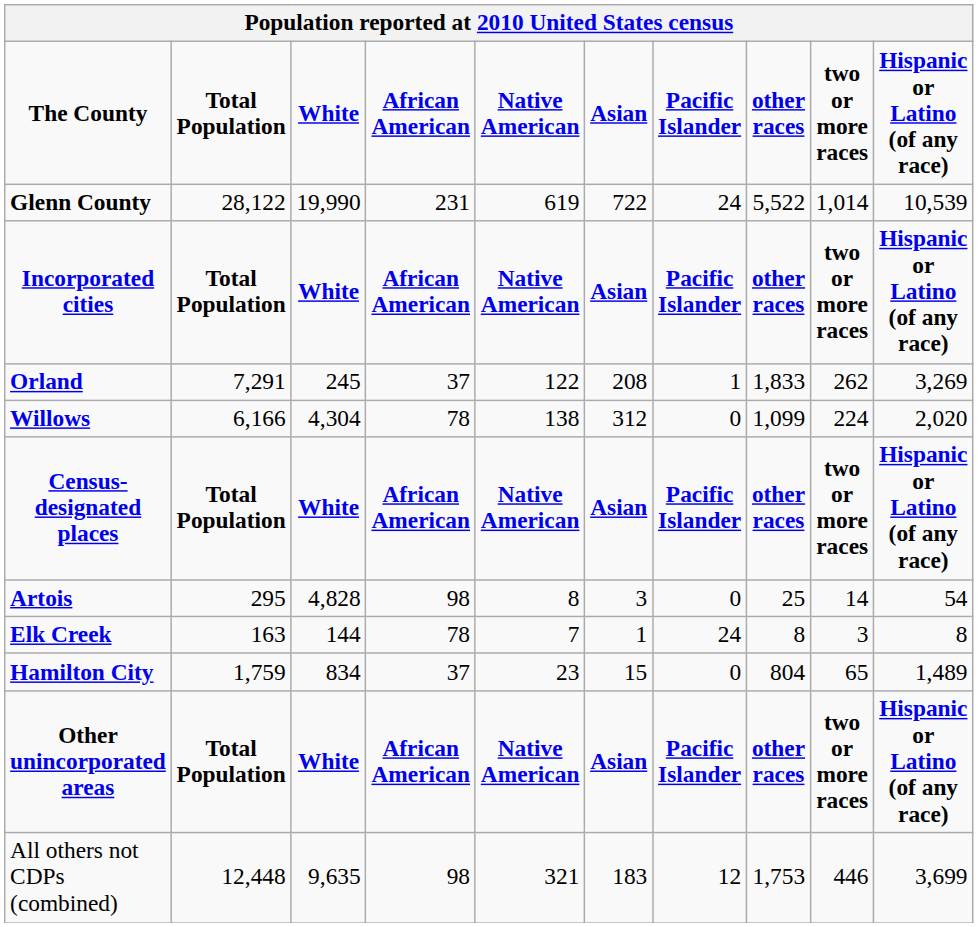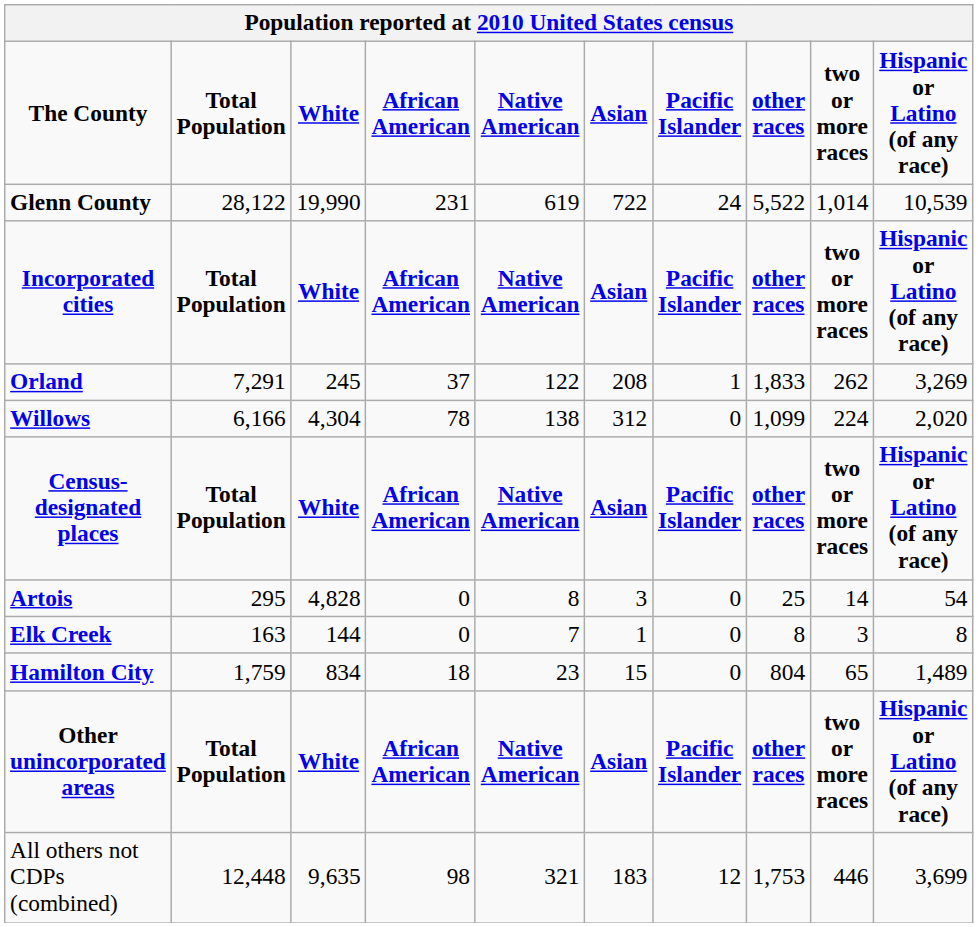(458, 597) 98 -> (464, 597) 0
(458, 634) 78 -> (464, 634) 0
(729, 634) 24 -> (735, 634) 0
(458, 671) 37 -> (458, 671) 18
